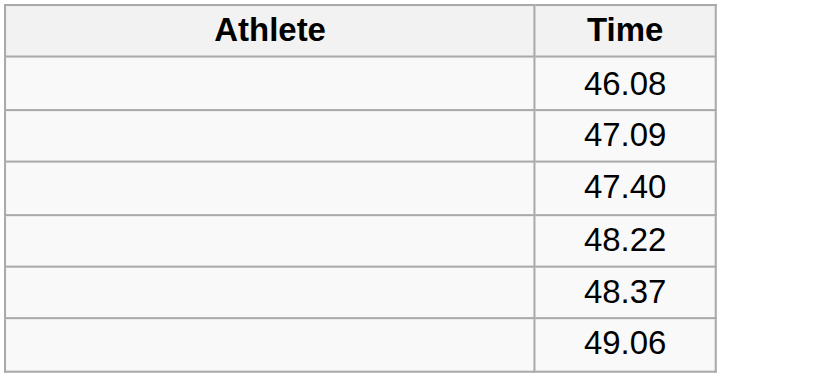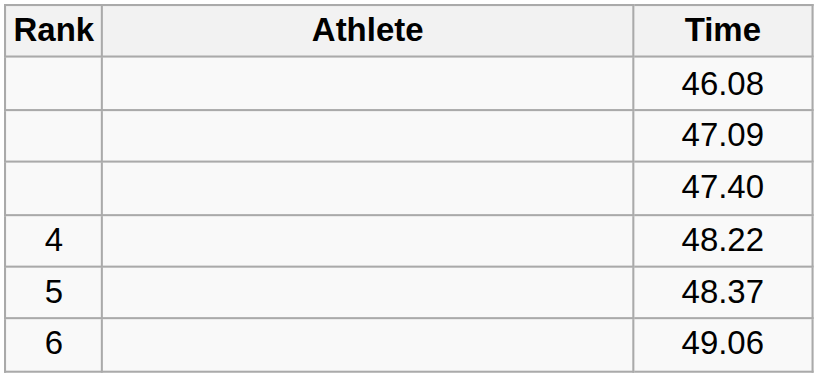+ column: (54, 30)
